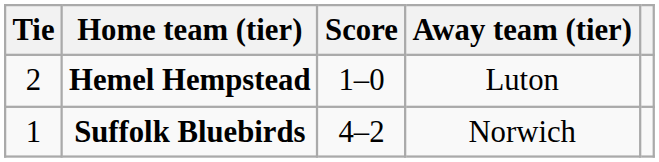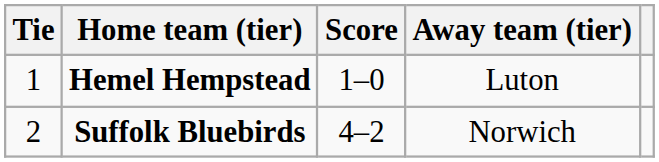(33, 80) 2 -> (33, 80) 1
(33, 130) 1 -> (33, 130) 2
